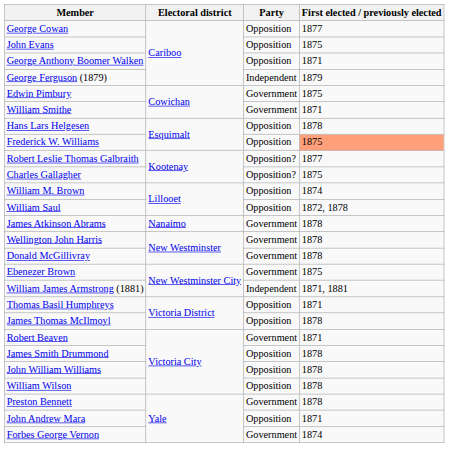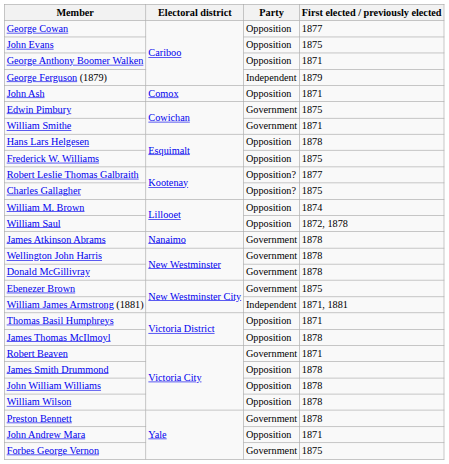+ row: (26, 93)
(312, 142) lightsalmon background -> (312, 158) no background
(312, 434) 1874 -> (312, 451) 1875
